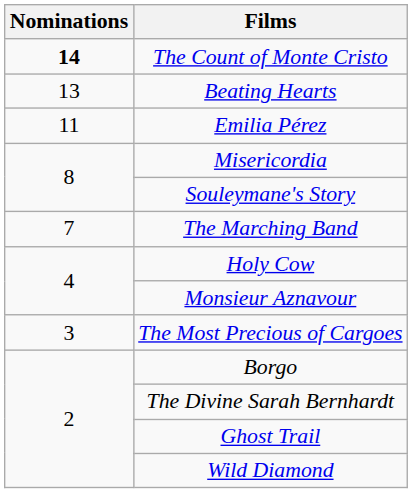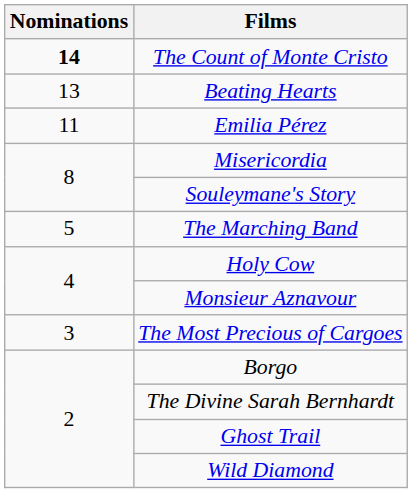(69, 228) 7 -> (69, 228) 5
